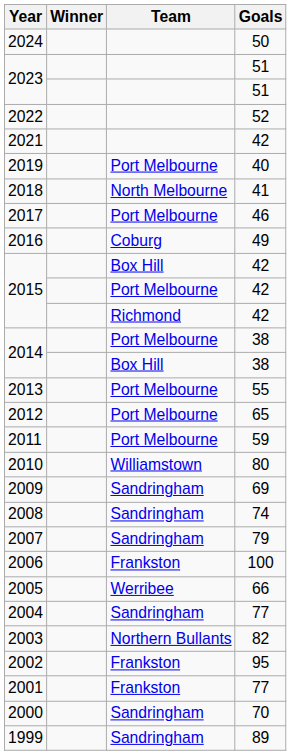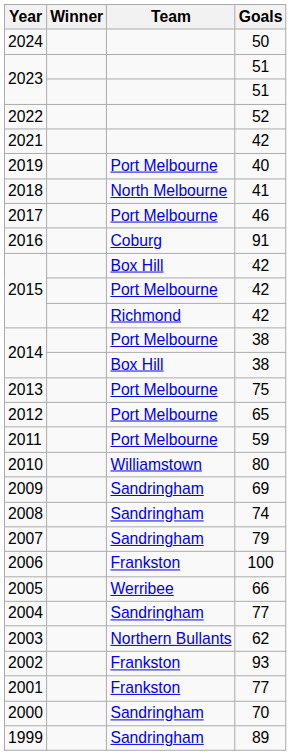(261, 240) 49 -> (261, 240) 91
(261, 389) 55 -> (261, 389) 75
(261, 638) 82 -> (261, 638) 62
(261, 663) 95 -> (261, 663) 93
